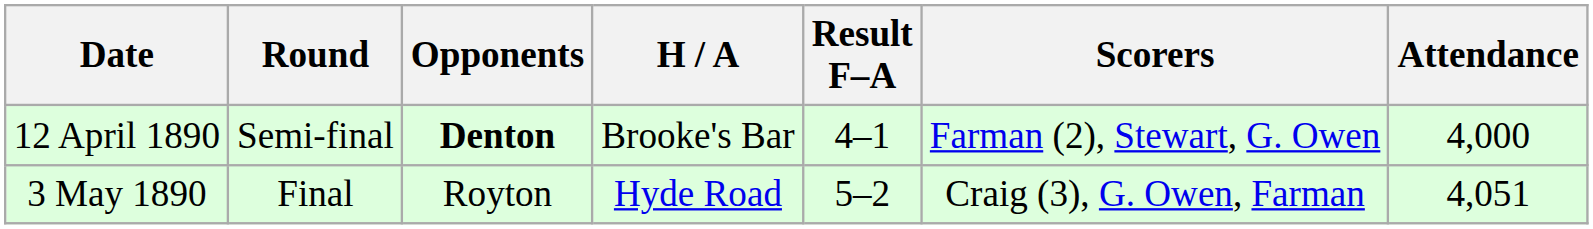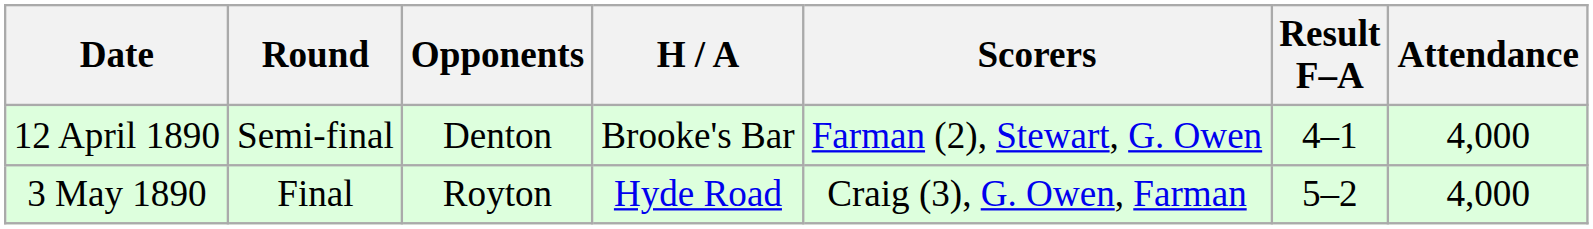columns swapped: (862, 54) <-> (1155, 54)
(498, 134) bold -> (498, 134) normal
(1488, 193) 4,051 -> (1488, 193) 4,000
